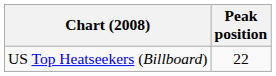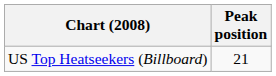(241, 58) 22 -> (241, 58) 21
